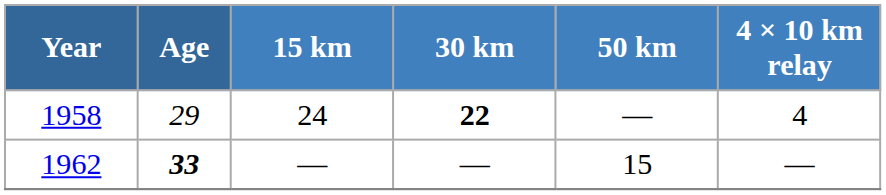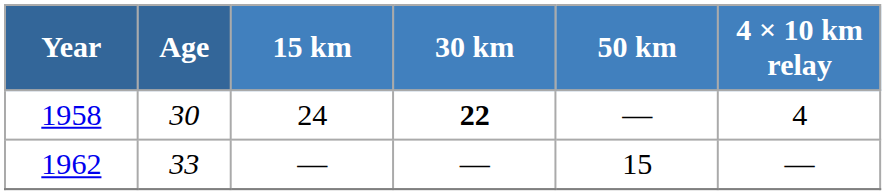(184, 114) 29 -> (184, 114) 30
(184, 164) bold -> (184, 164) normal
